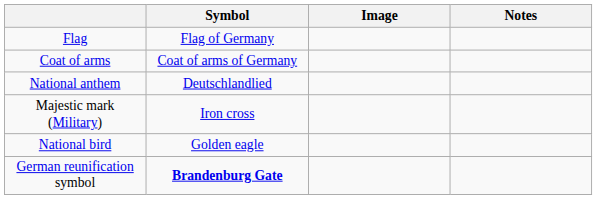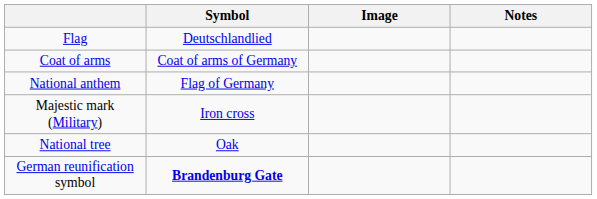(227, 38) Flag of Germany -> (227, 38) Deutschlandlied
(227, 83) Deutschlandlied -> (227, 83) Flag of Germany
+ row: (75, 145)
- row: (75, 145)
